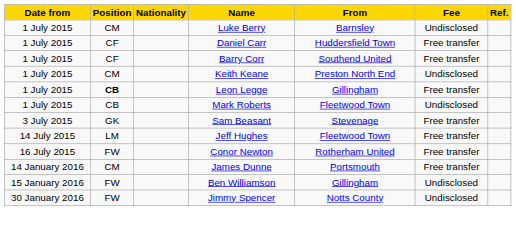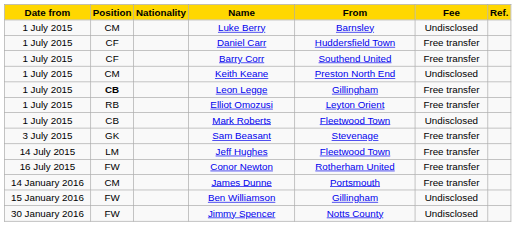+ row: (242, 105)
